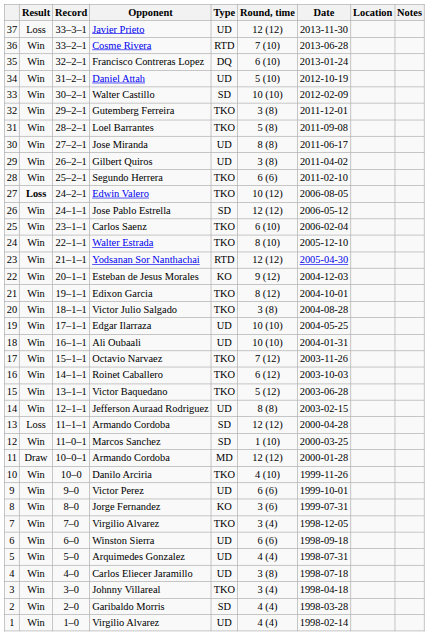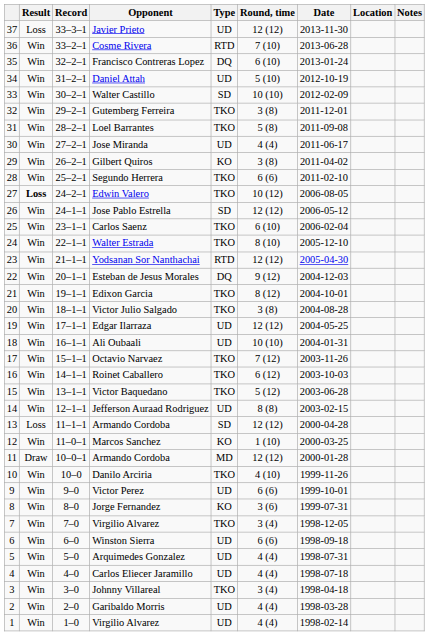(267, 144) 8 (8) -> (267, 144) 4 (4)
(224, 161) UD -> (224, 161) KO
(224, 276) KO -> (224, 276) DQ
(267, 326) 10 (10) -> (267, 326) 12 (12)
(224, 441) SD -> (224, 441) KO
(267, 573) 3 (8) -> (267, 573) 4 (4)
(224, 606) SD -> (224, 606) UD
